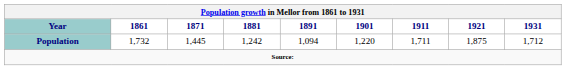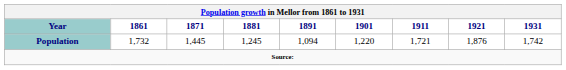(252, 42) 1,242 -> (251, 42) 1,245
(420, 42) 1,711 -> (420, 42) 1,721
(476, 42) 1,875 -> (477, 42) 1,876
(533, 42) 1,712 -> (533, 42) 1,742
